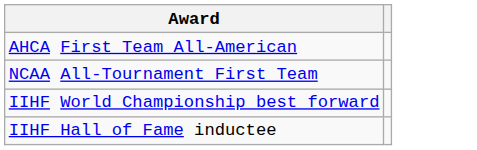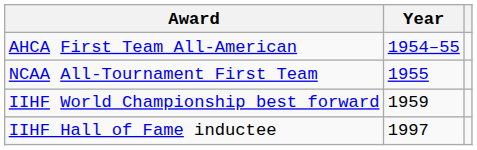+ column: (424, 19)
